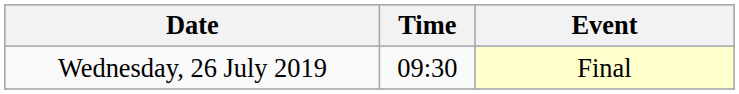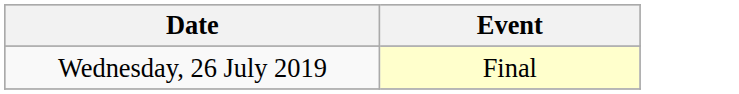- column: (427, 25)
